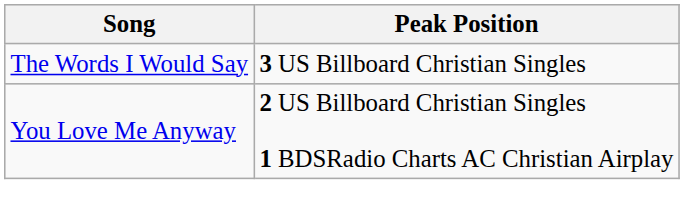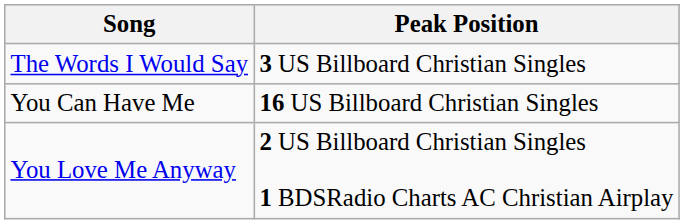+ row: (103, 102)
